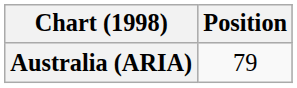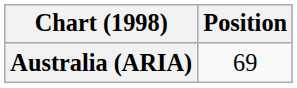(245, 62) 79 -> (245, 62) 69
